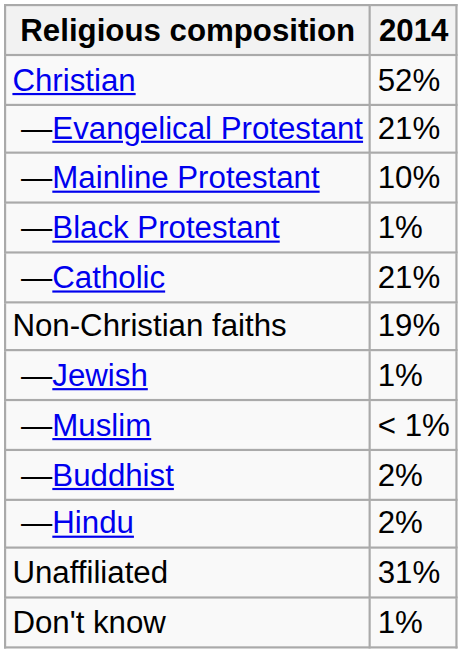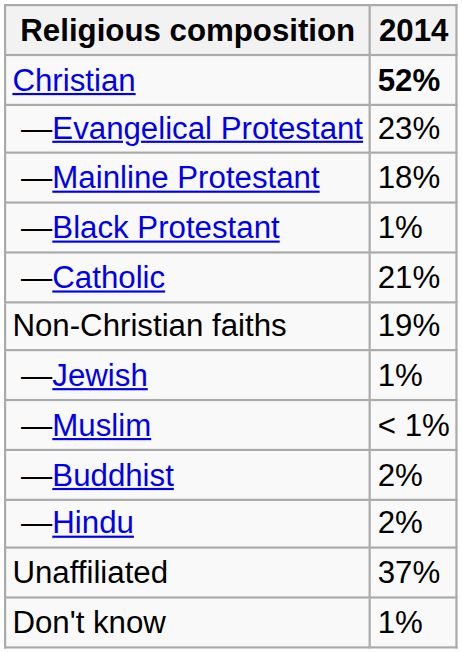(409, 80) normal -> (409, 80) bold
(409, 129) 21% -> (409, 129) 23%
(409, 178) 10% -> (409, 178) 18%
(409, 573) 31% -> (409, 573) 37%
